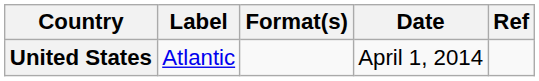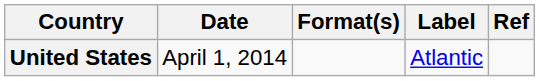columns swapped: (421, 22) <-> (199, 22)
